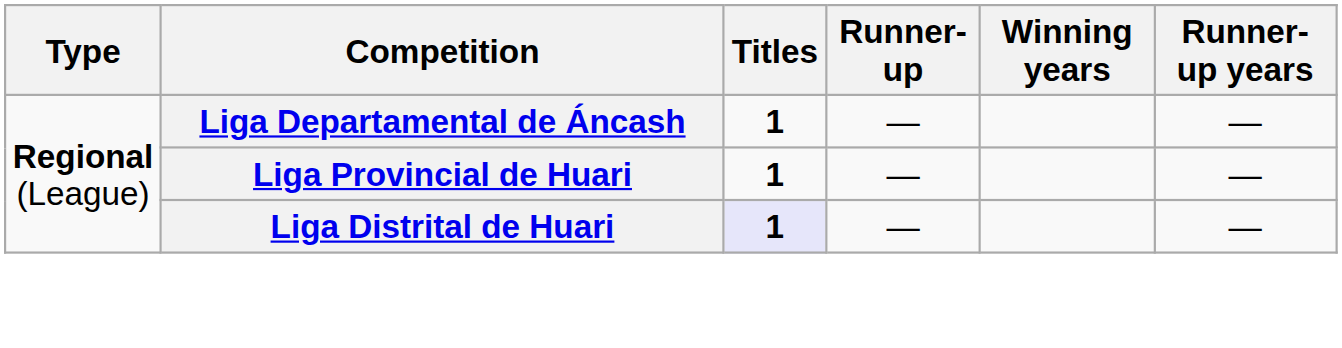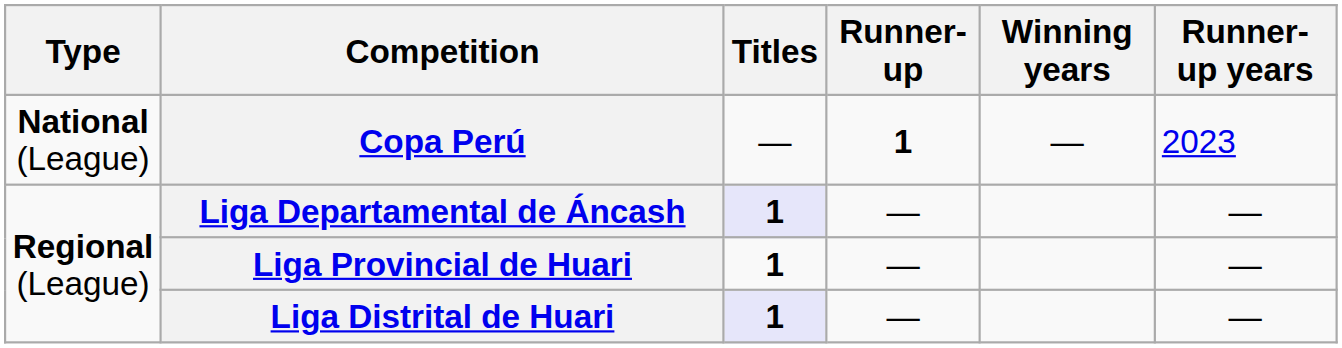+ row: (442, 140)
(775, 122) no background -> (775, 211) lavender background
